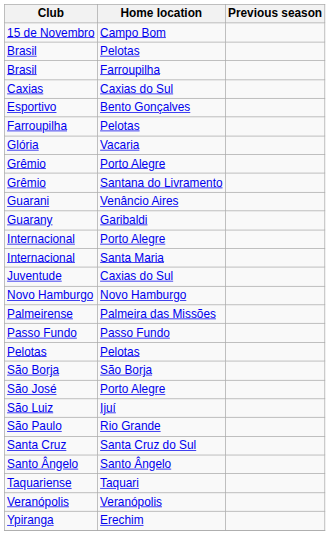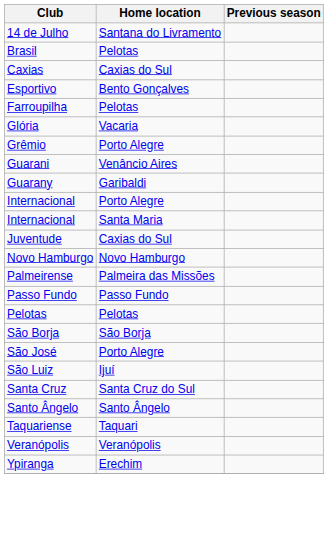+ row: (38, 32)
- row: (51, 32)
- row: (22, 70)
- row: (27, 182)
- row: (34, 426)
